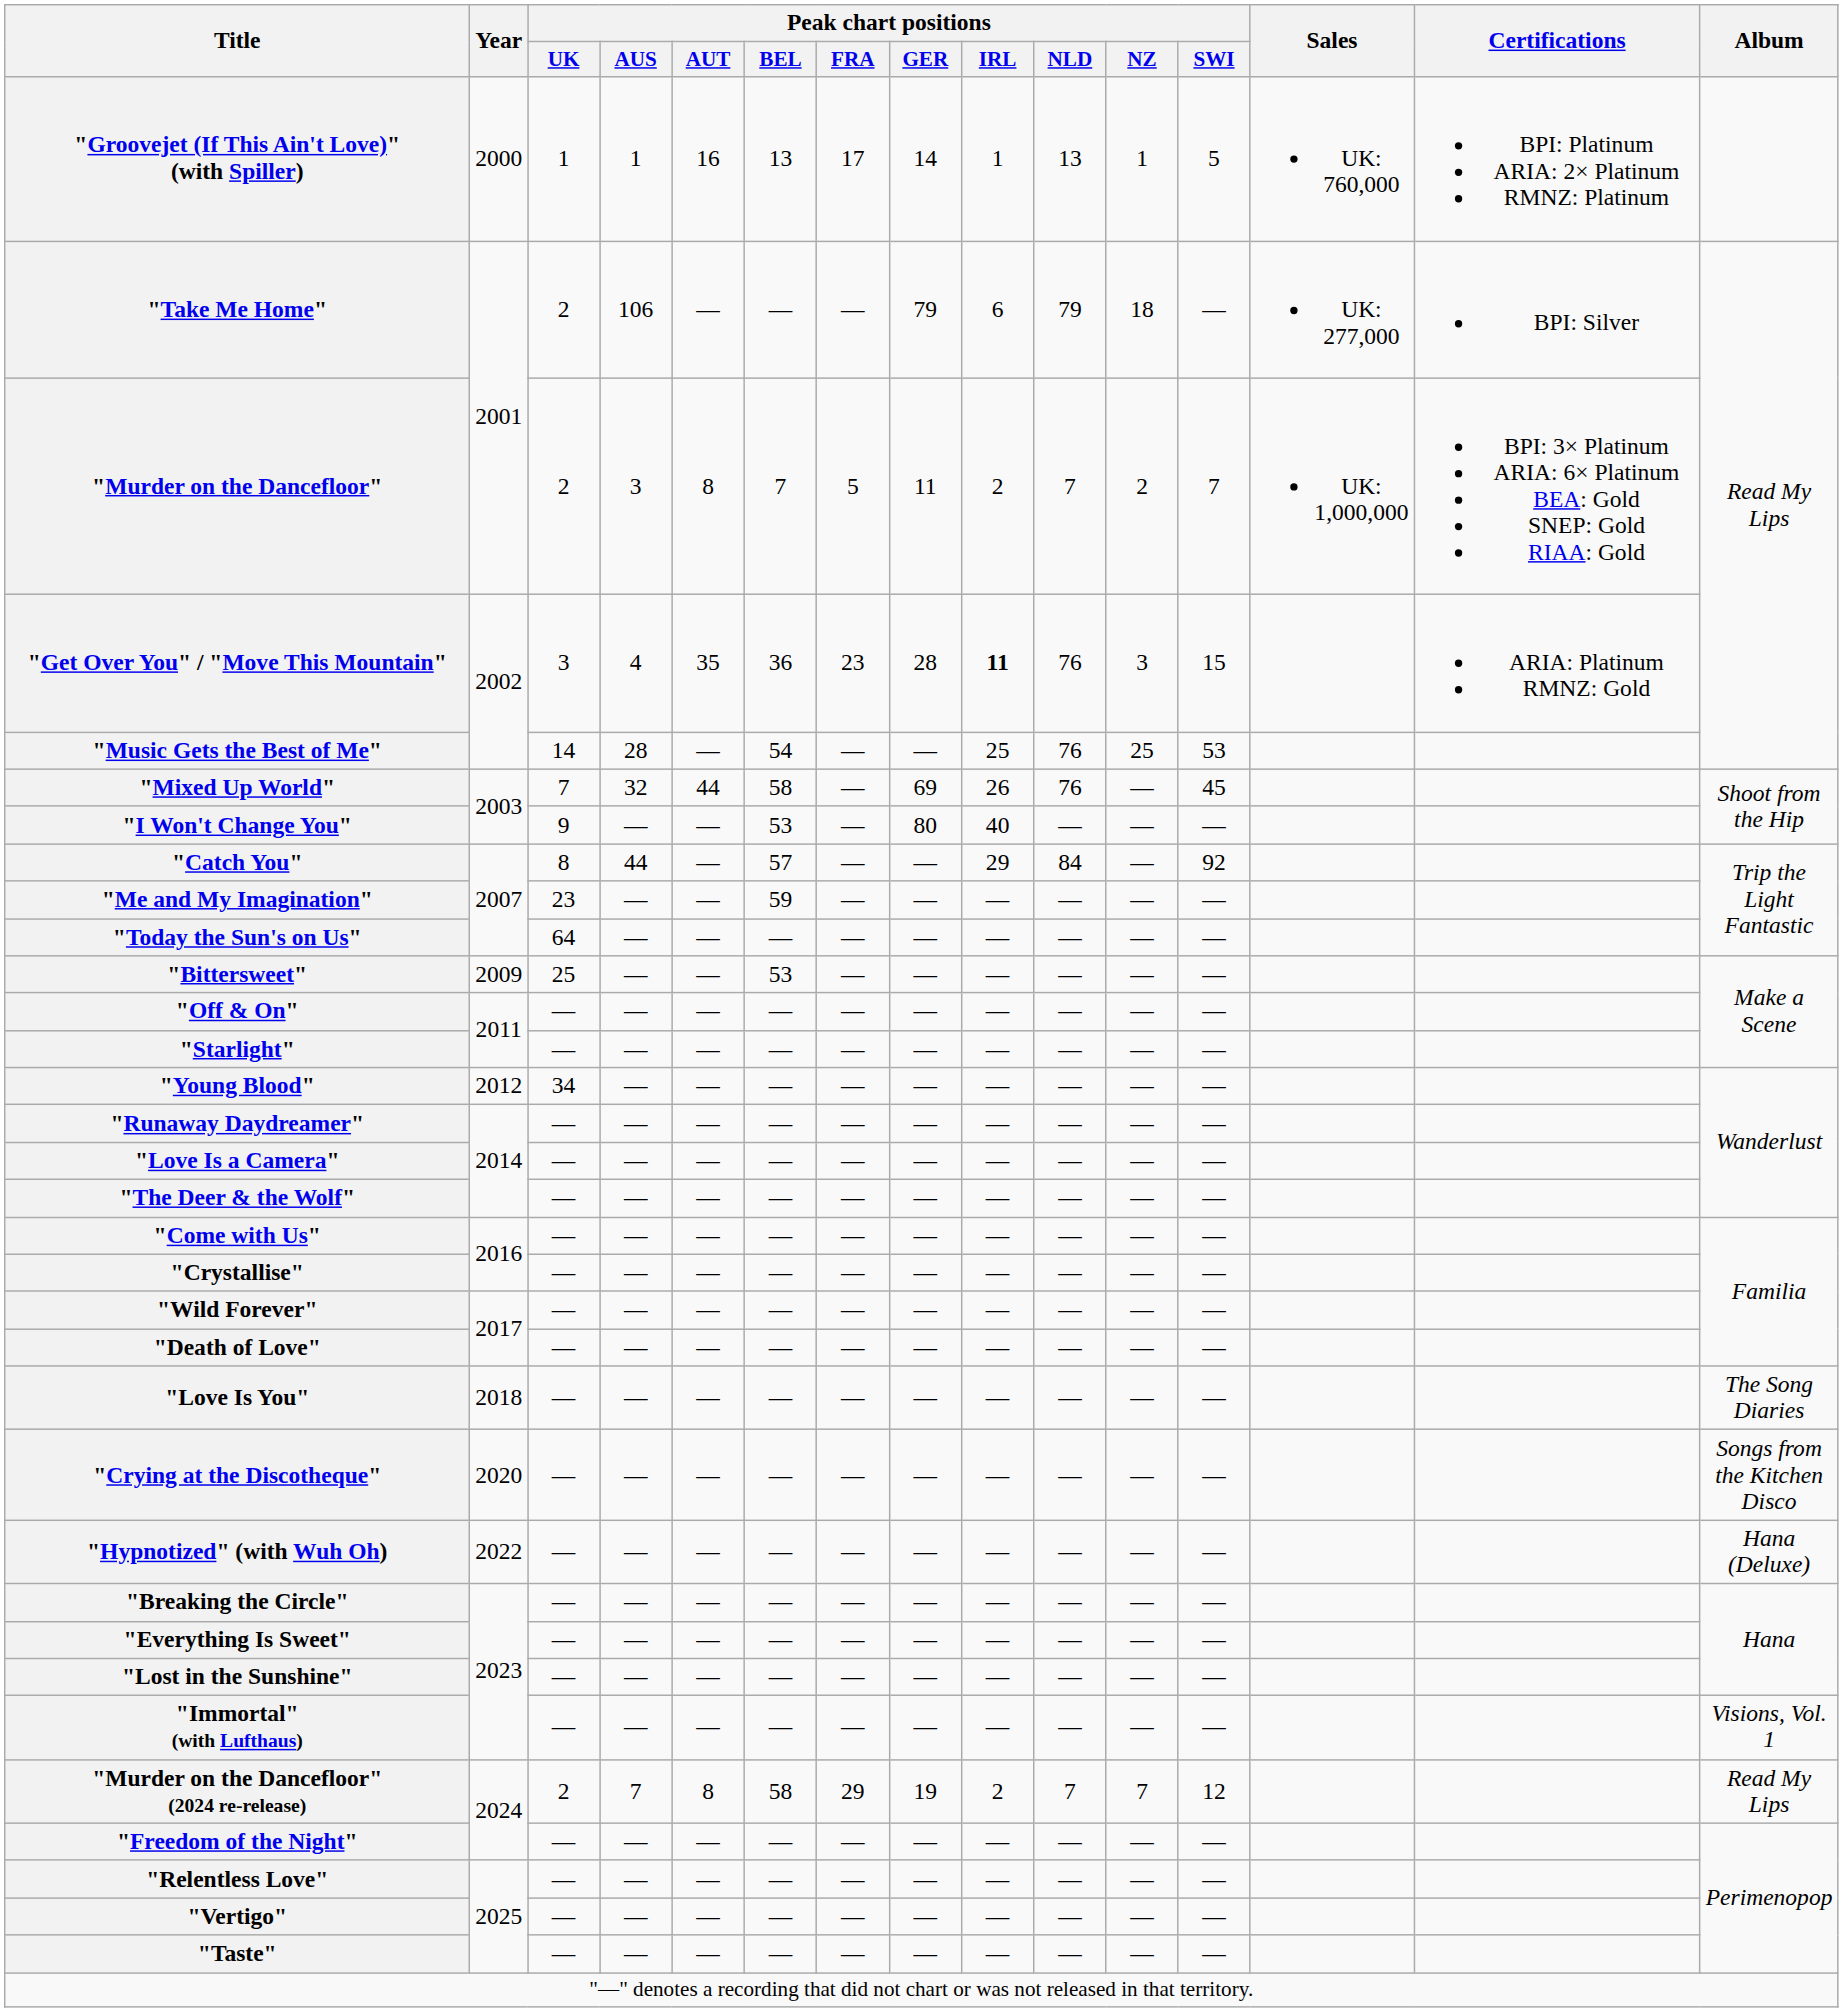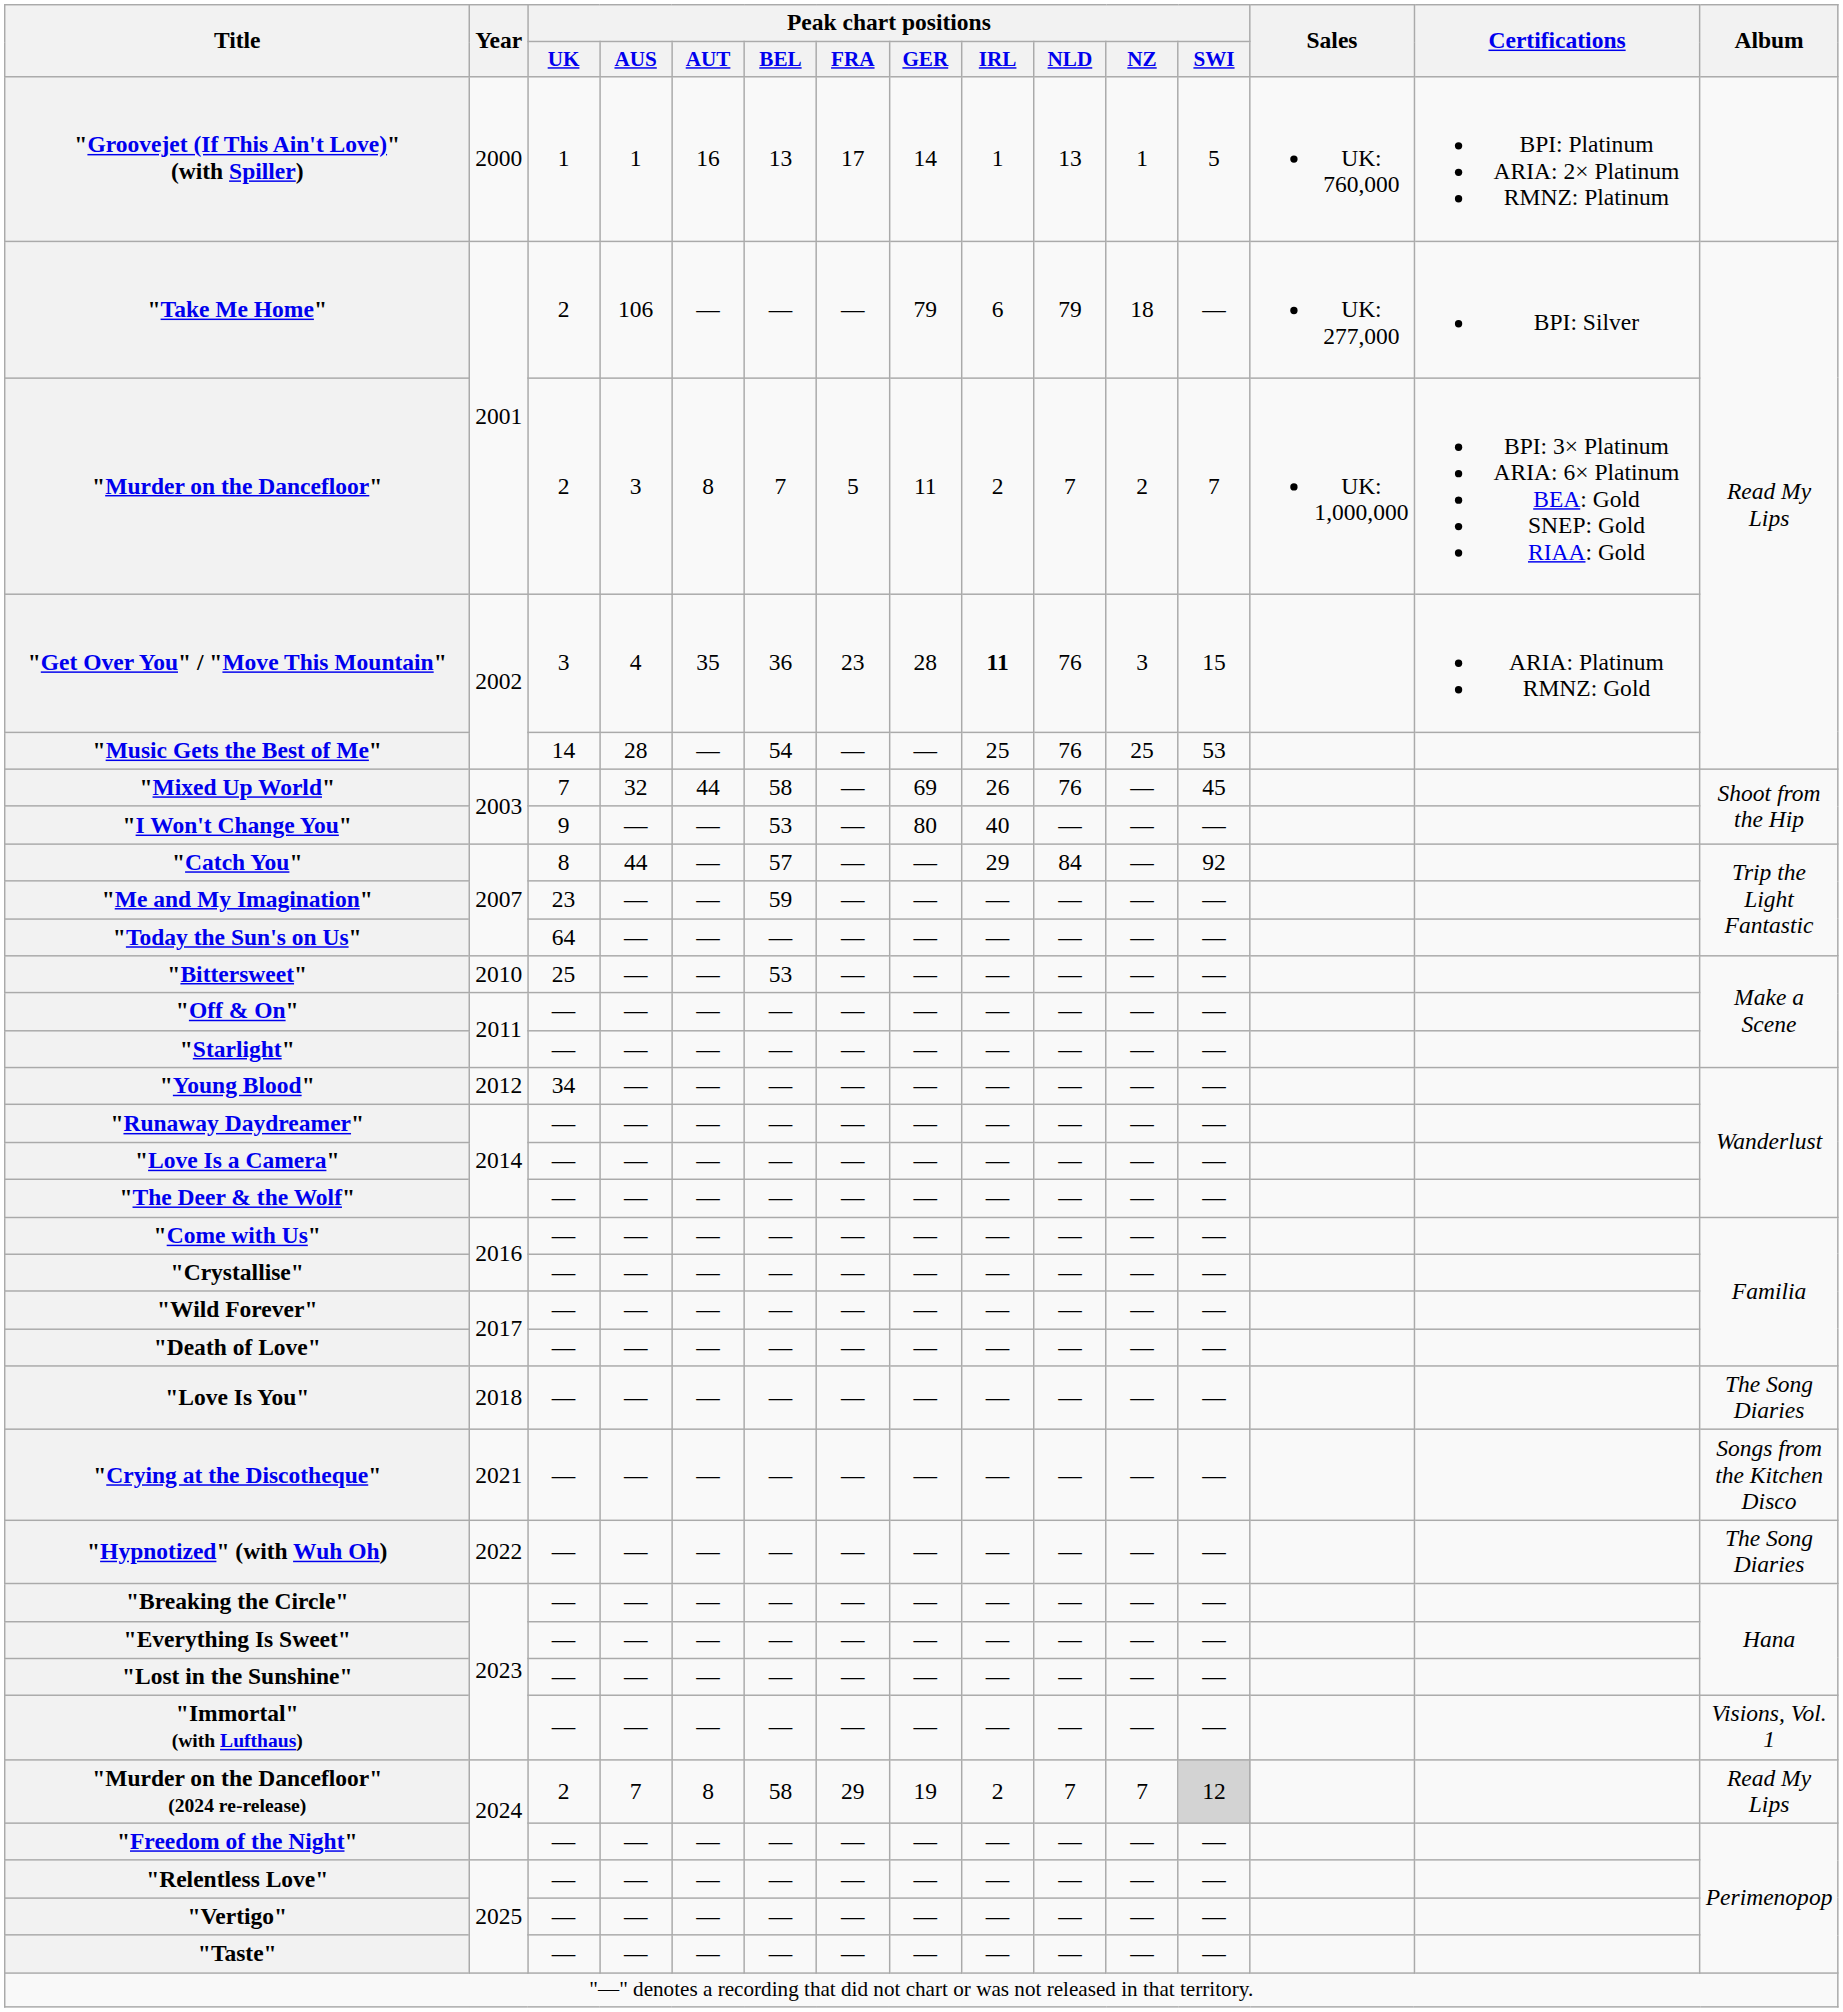(499, 974) 2009 -> (499, 974) 2010
(499, 1474) 2020 -> (499, 1474) 2021
(1769, 1551) Hana (Deluxe) -> (1769, 1551) The Song Diaries
(1214, 1791) no background -> (1214, 1791) lightgrey background
